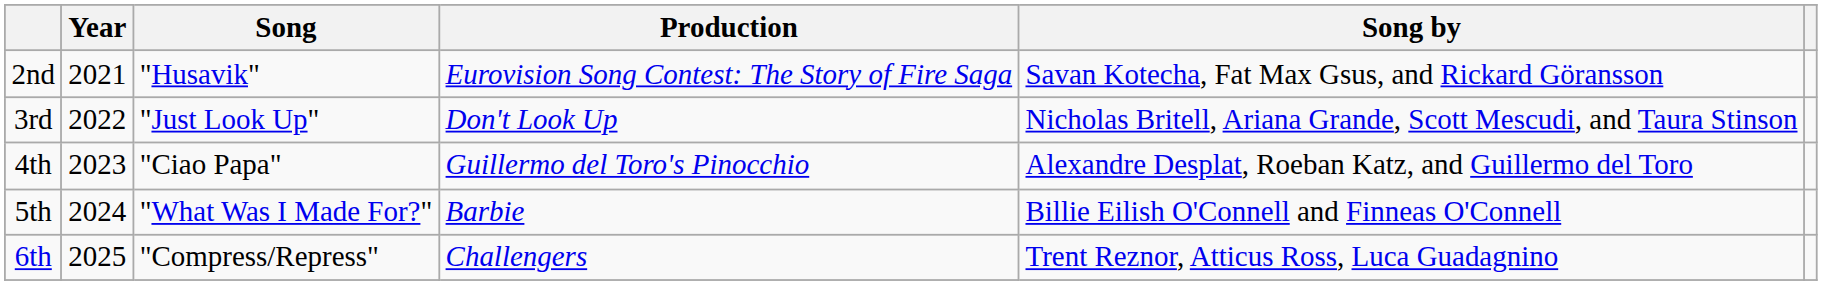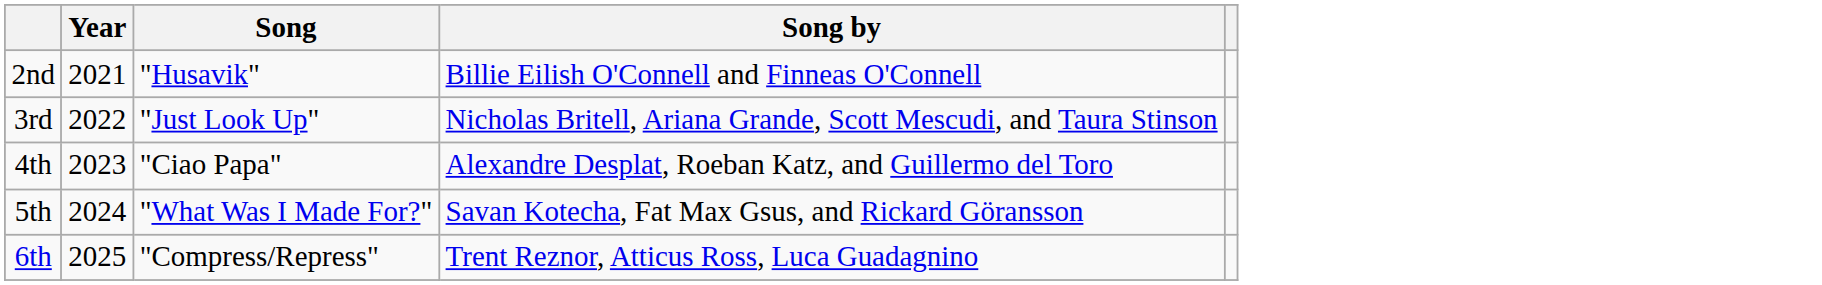- column: (729, 27)
(1344, 73) Savan Kotecha, Fat Max Gsus, and Rickard Göransson -> (713, 73) Billie Eilish O'Connell and Finneas O'Connell
(1293, 211) Billie Eilish O'Connell and Finneas O'Connell -> (764, 211) Savan Kotecha, Fat Max Gsus, and Rickard Göransson
